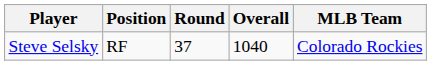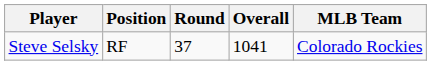(250, 45) 1040 -> (250, 45) 1041
